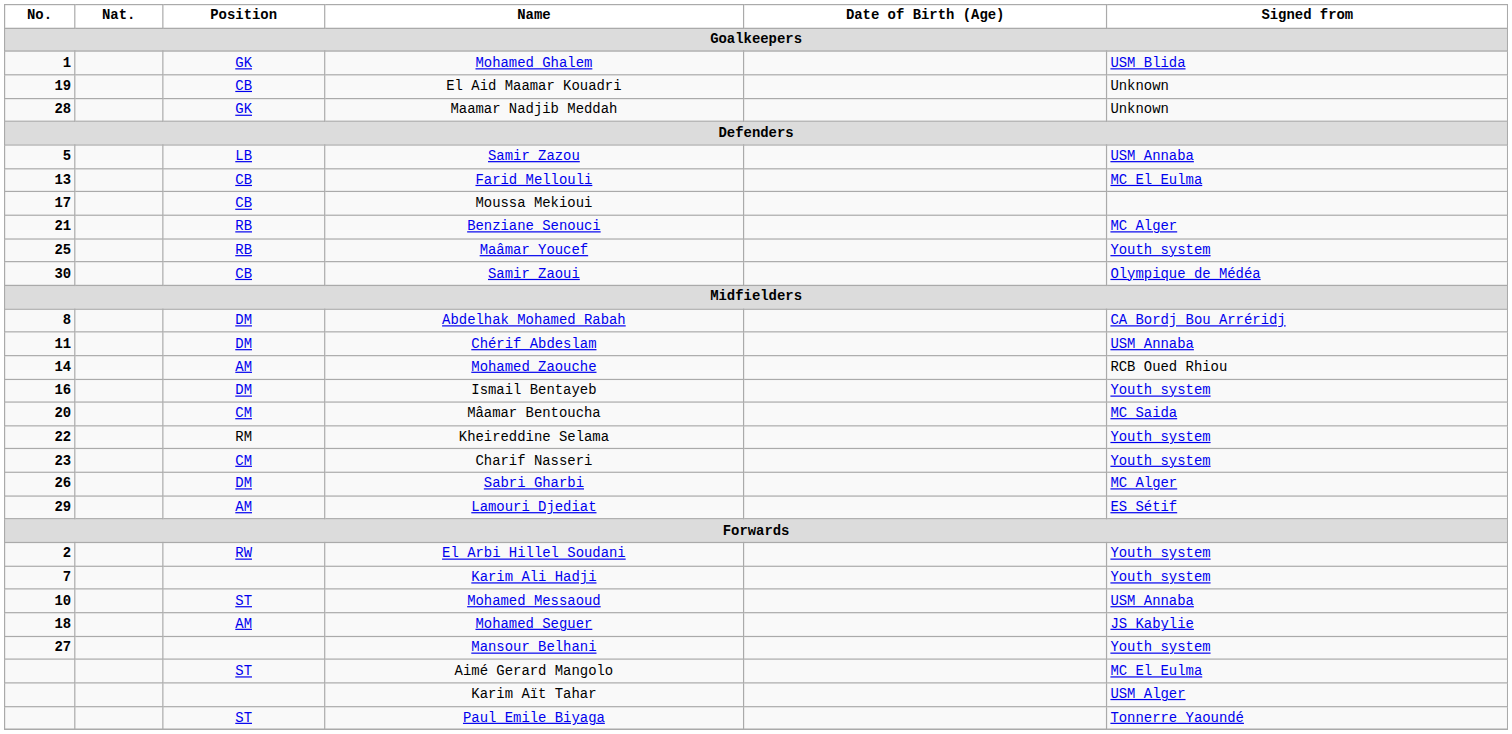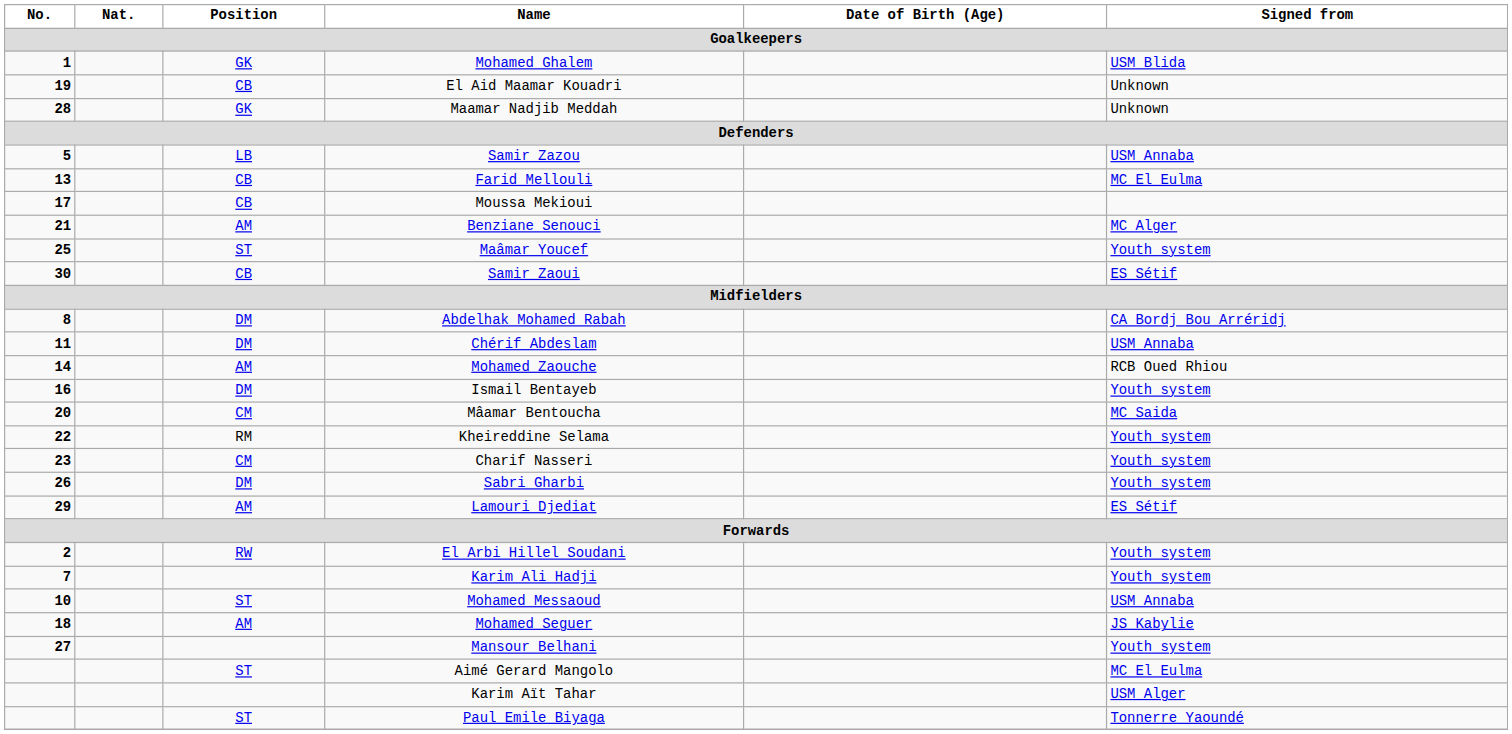(244, 226) RB -> (244, 226) AM
(244, 250) RB -> (244, 250) ST
(1186, 273) Olympique de Médéa -> (1144, 273) ES Sétif
(1144, 484) MC Alger -> (1161, 484) Youth system
